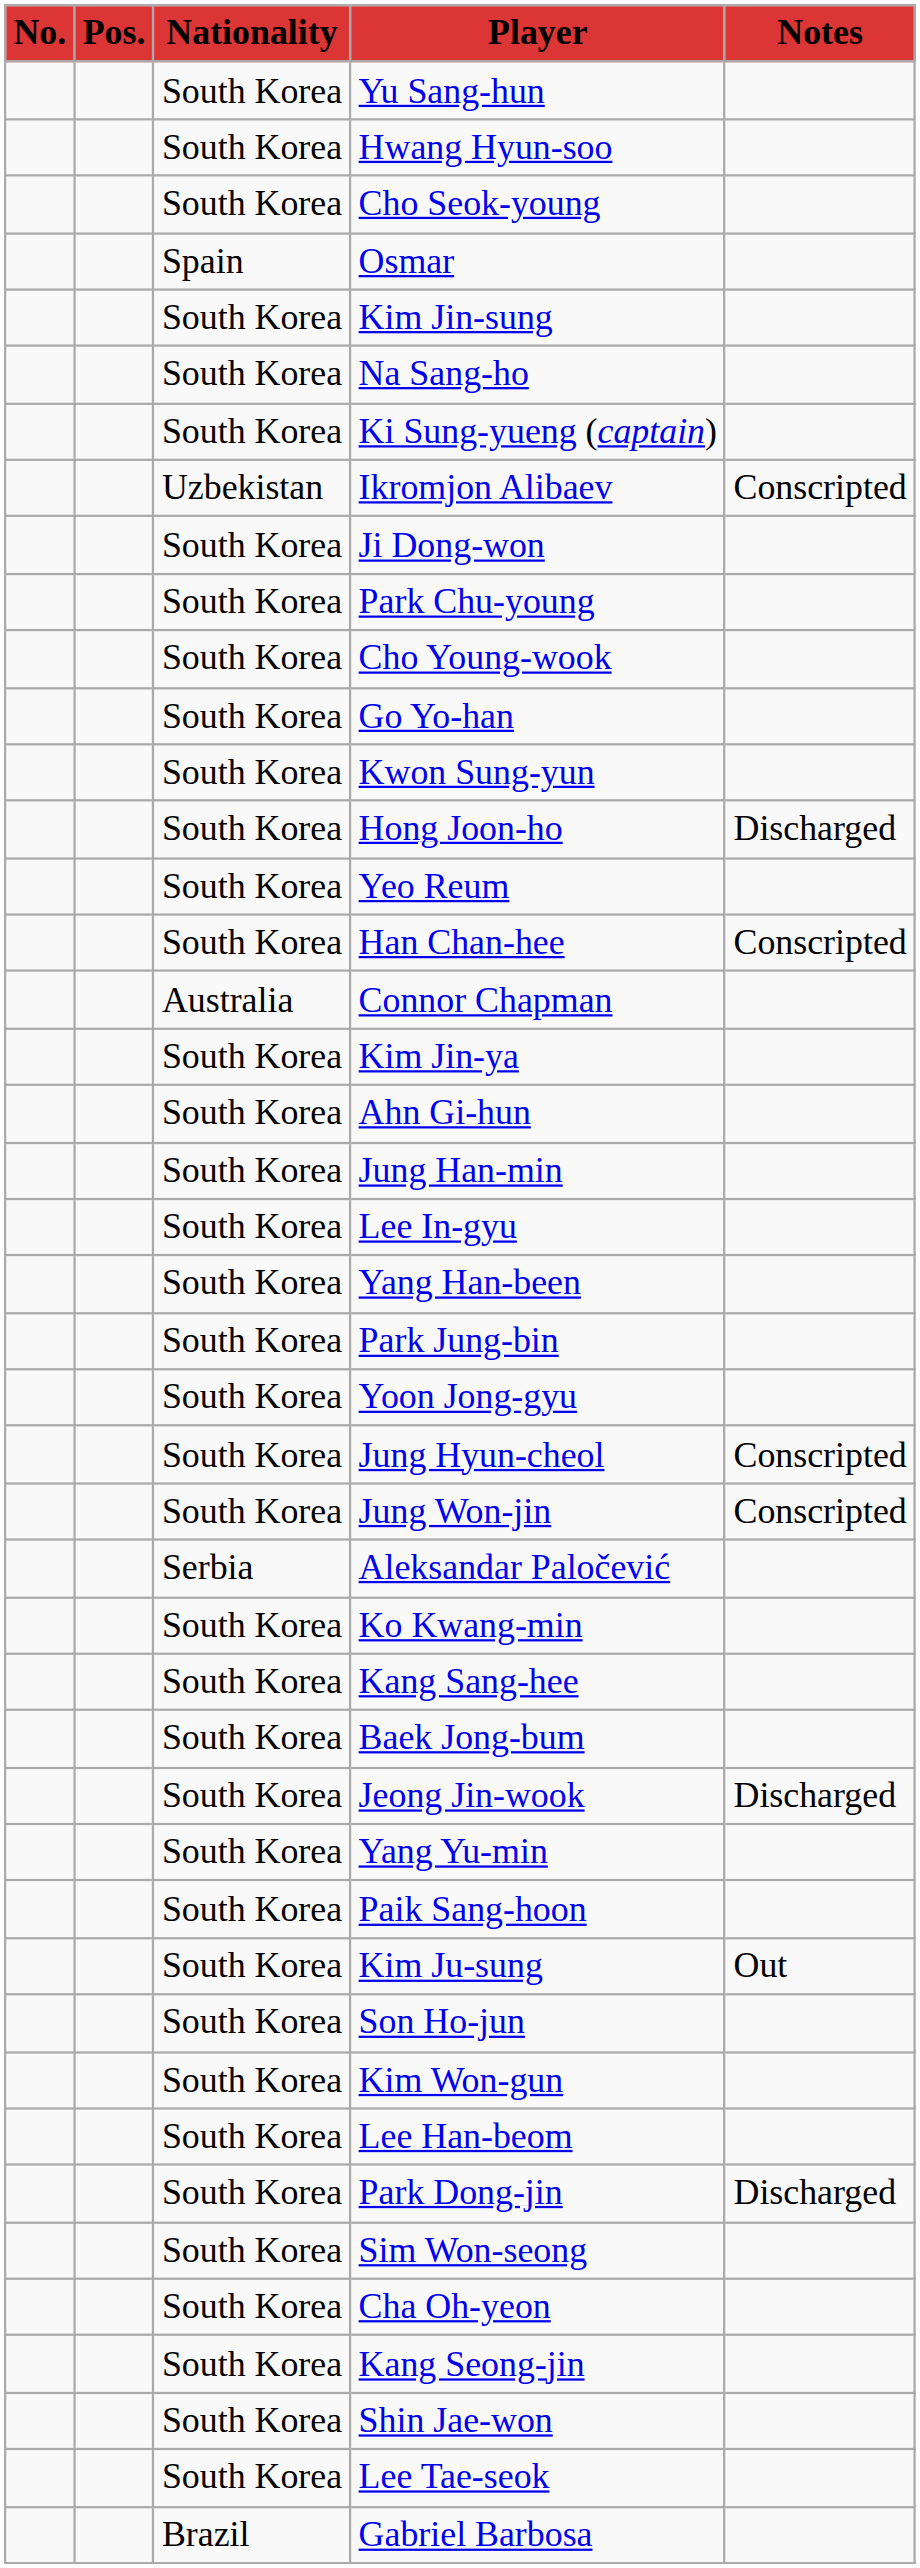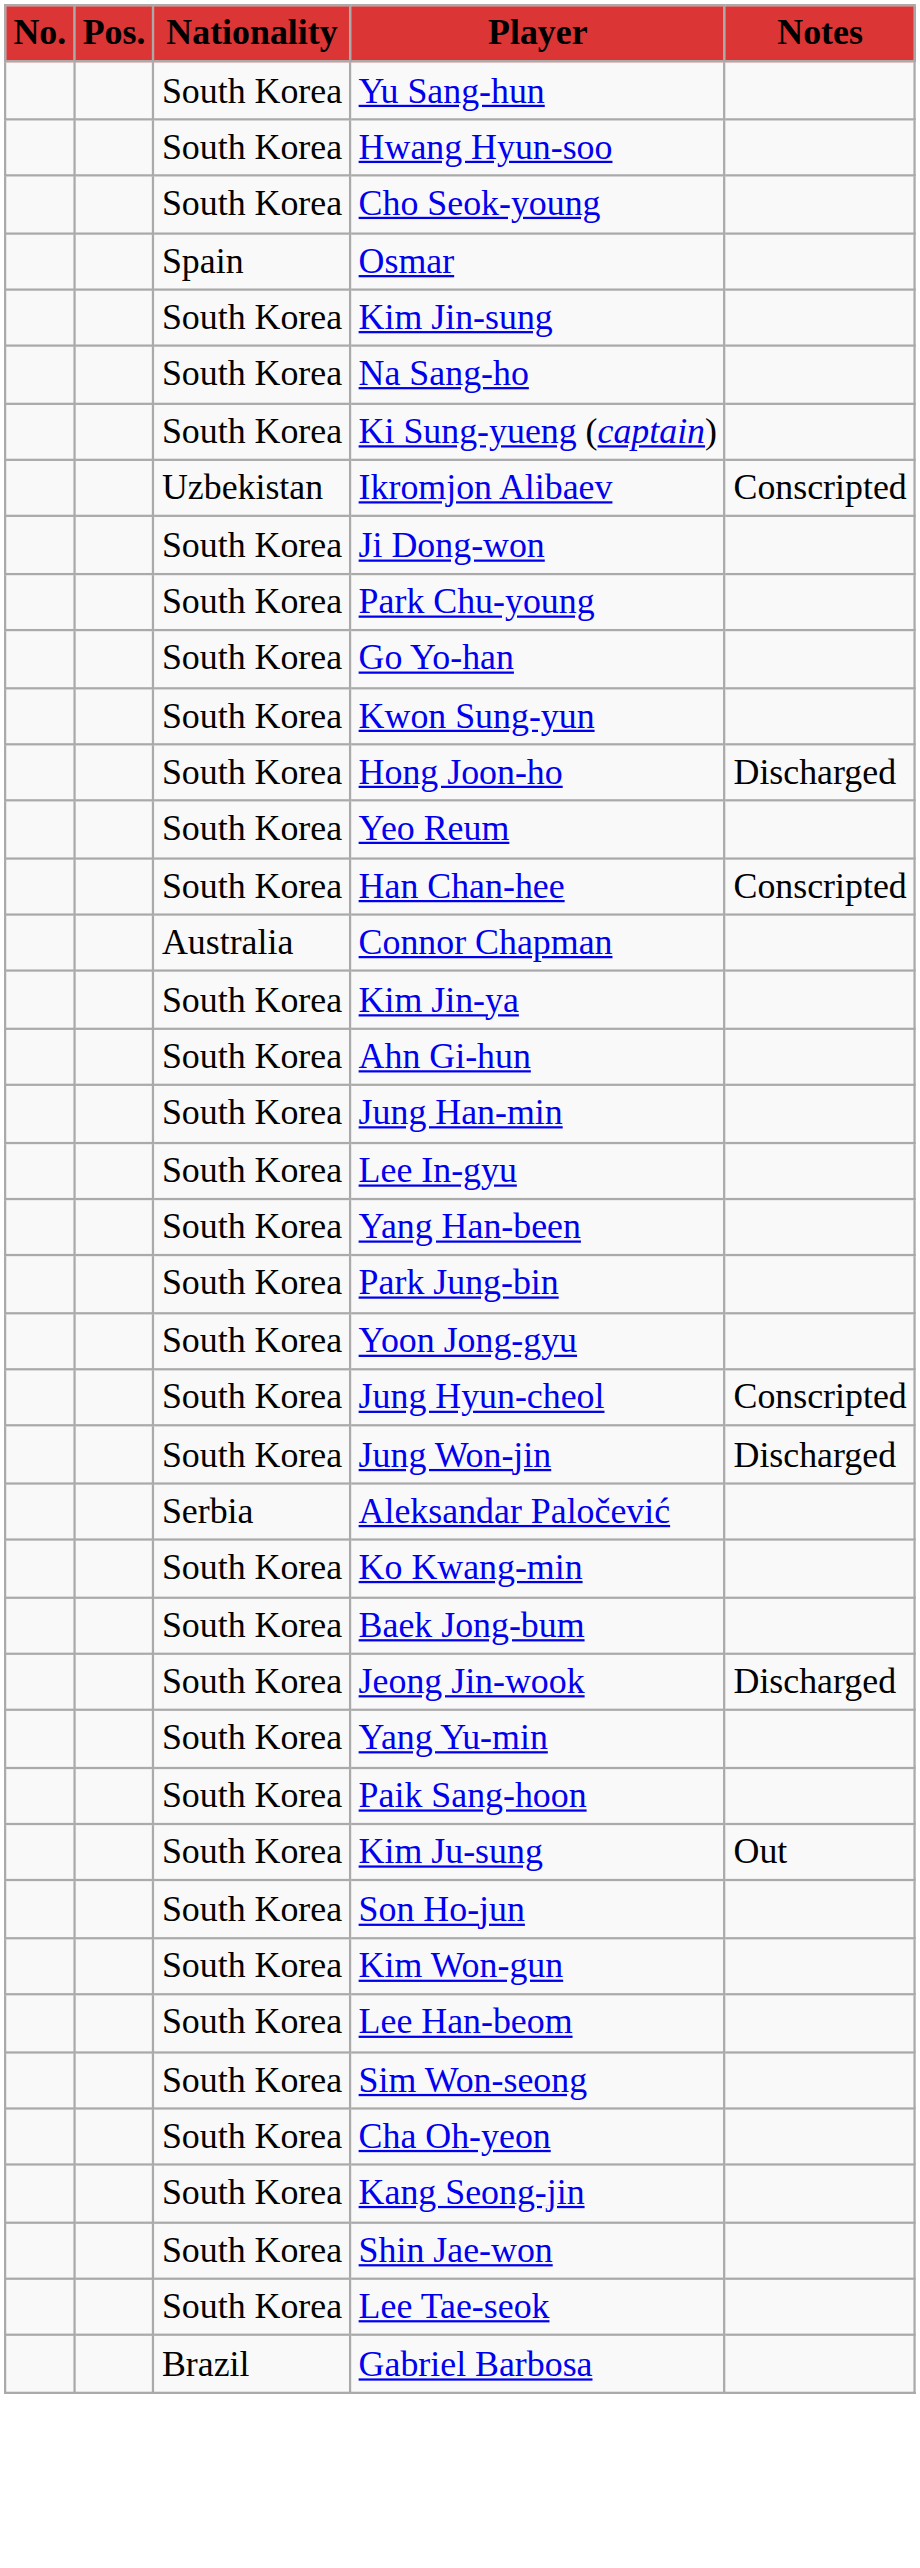- row: (485, 658)
(820, 1510) Conscripted -> (815, 1453) Discharged
- row: (469, 1681)
- row: (461, 2192)
